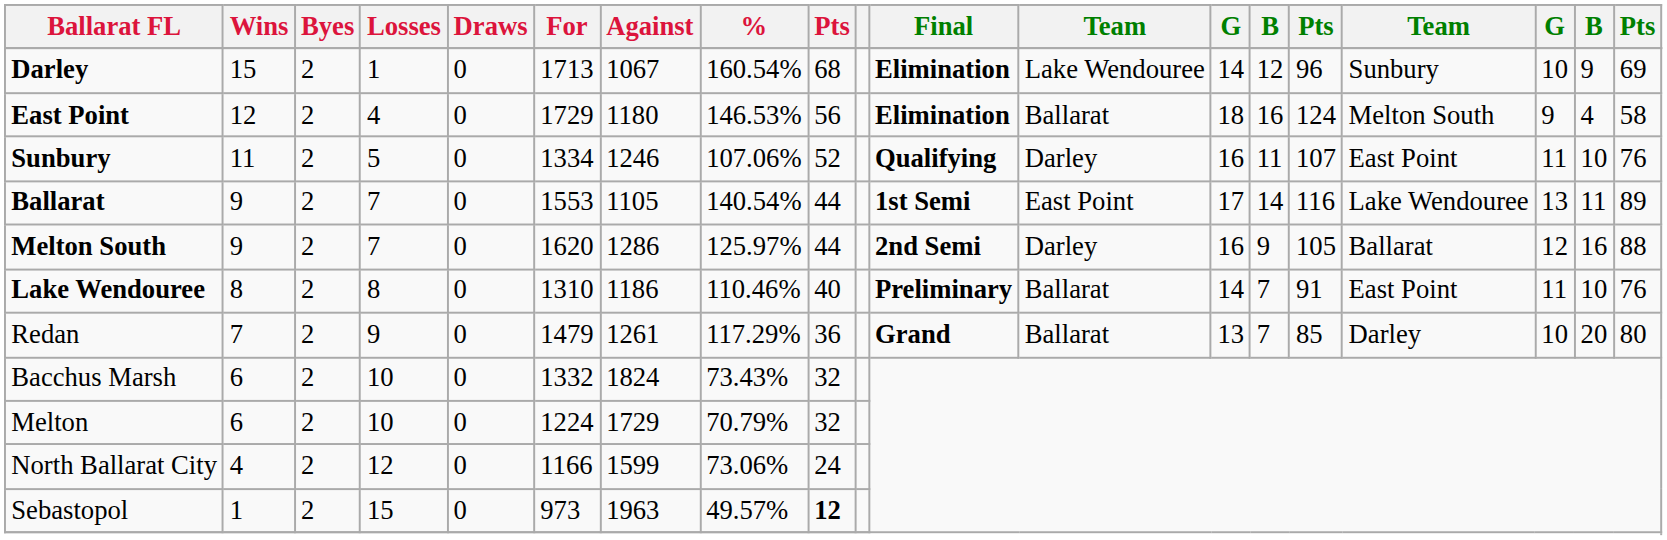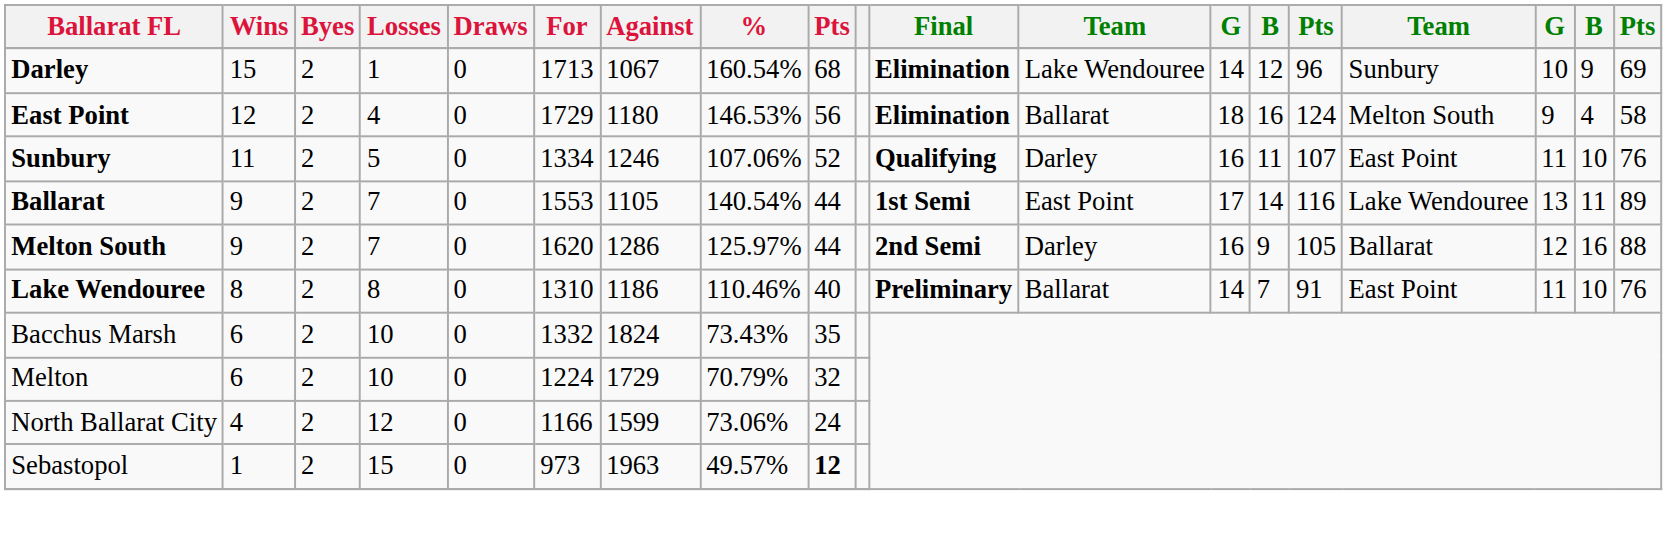- row: (45, 333)
(828, 377) 32 -> (828, 333) 35
